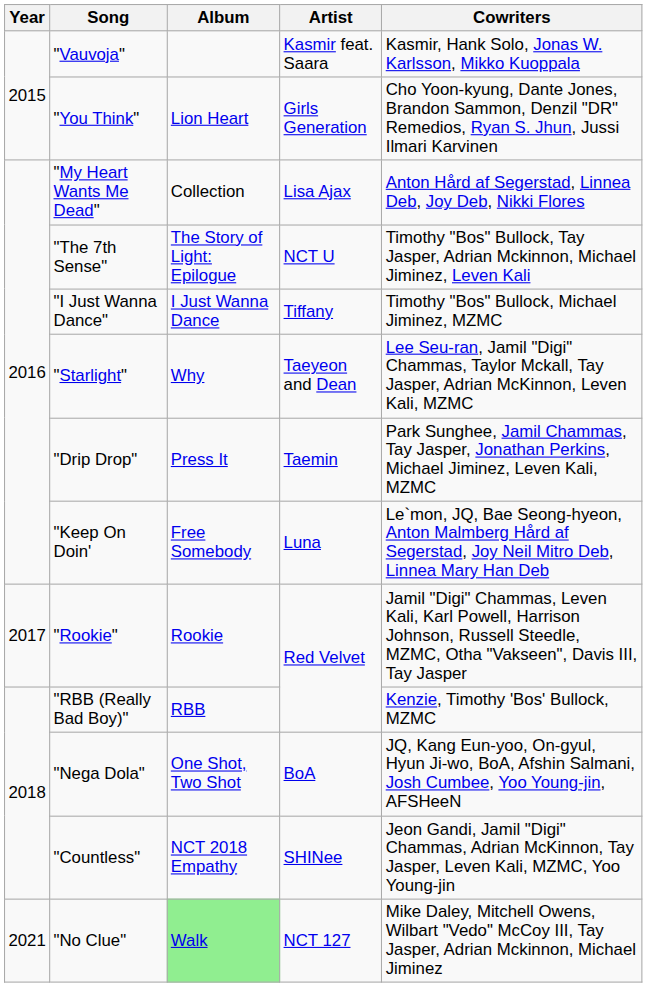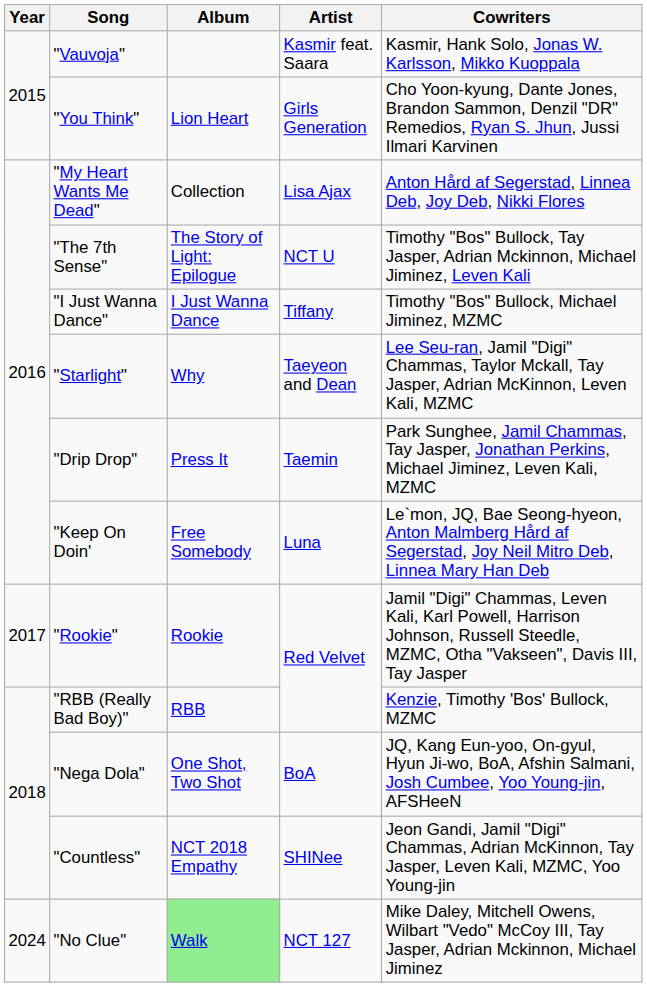(27, 940) 2021 -> (27, 940) 2024
